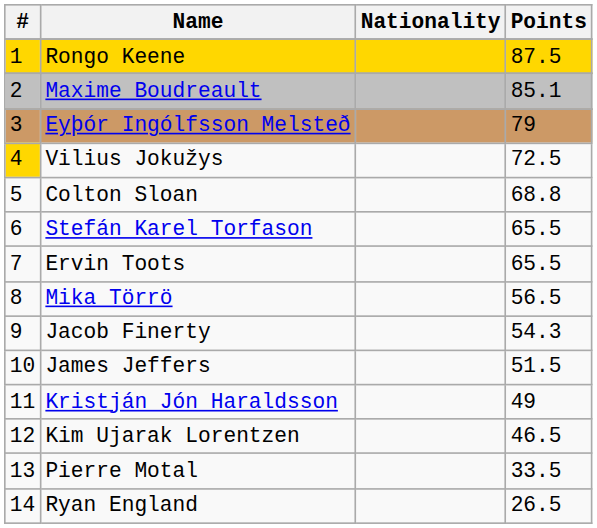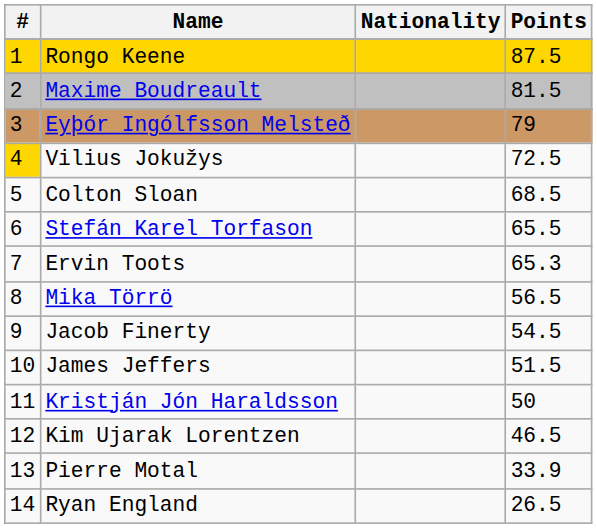(536, 91) 85.1 -> (536, 91) 81.5
(536, 195) 68.8 -> (536, 195) 68.5
(536, 264) 65.5 -> (536, 264) 65.3
(536, 333) 54.3 -> (536, 333) 54.5
(523, 402) 49 -> (523, 402) 50
(536, 471) 33.5 -> (536, 471) 33.9
